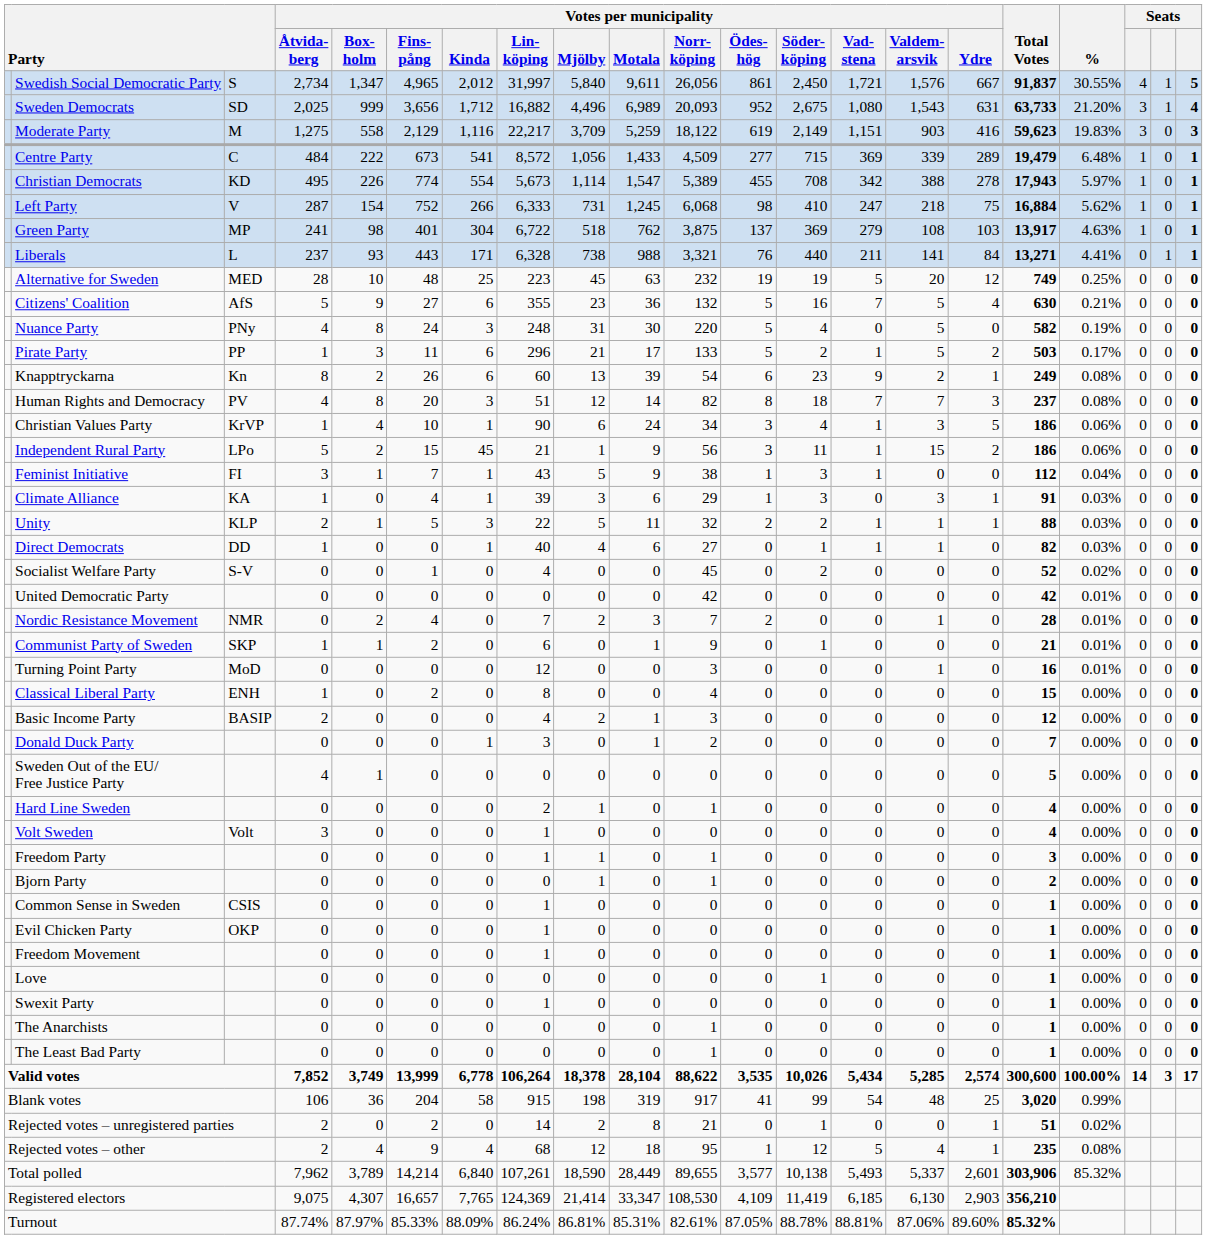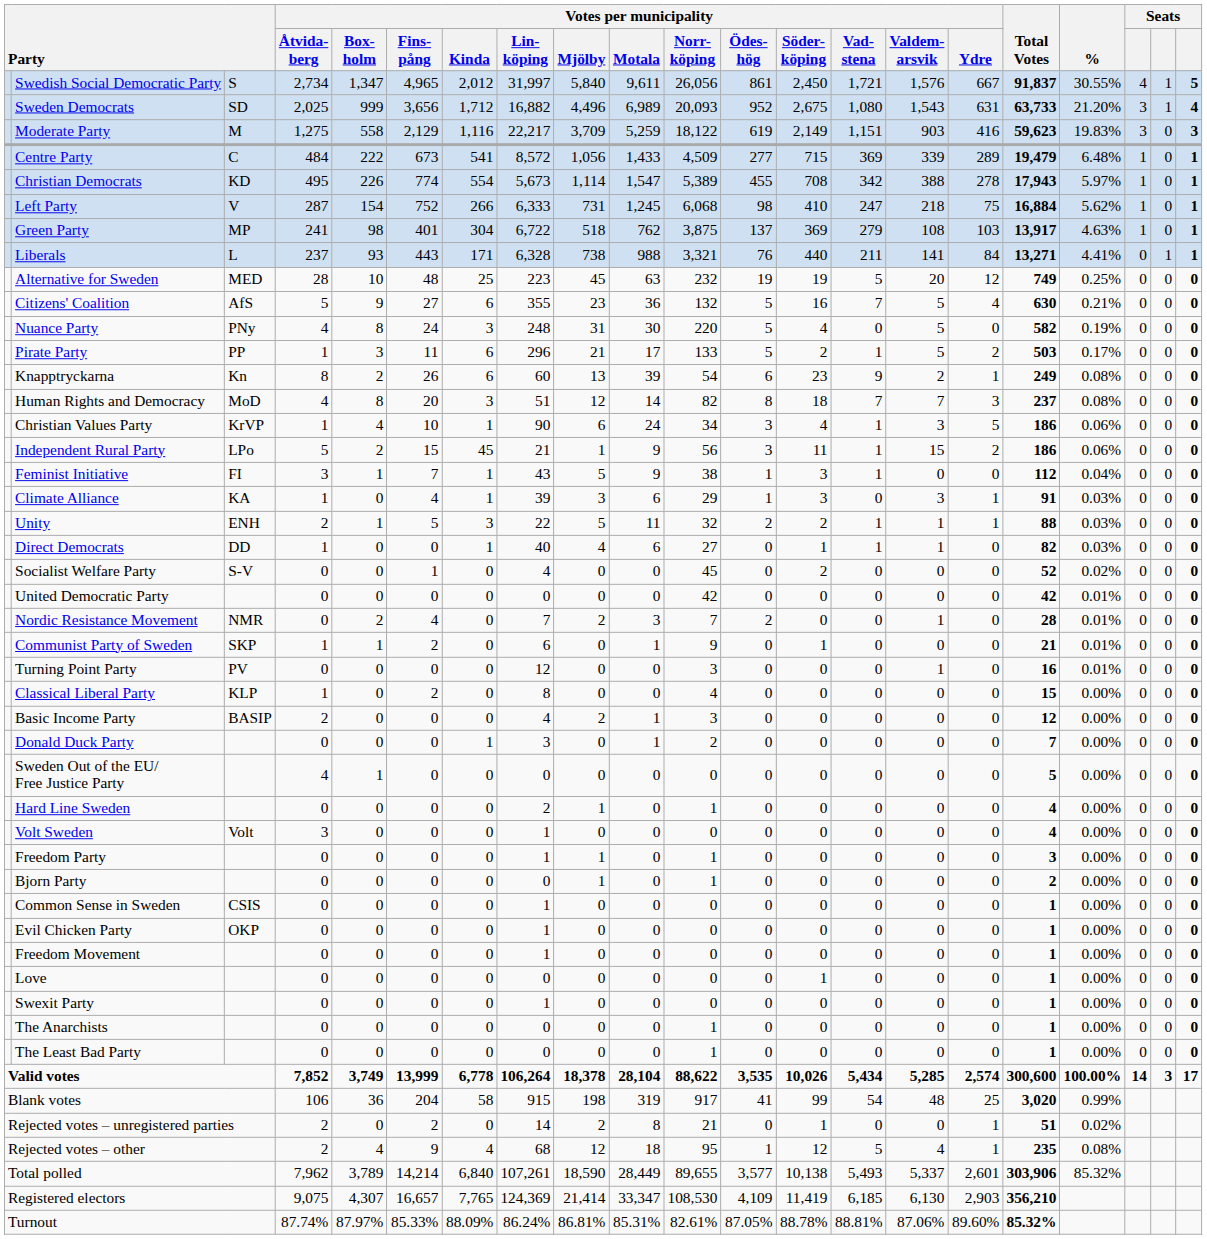(238, 401) PV -> (244, 401) MoD
(243, 523) KLP -> (244, 523) ENH
(244, 669) MoD -> (238, 669) PV
(244, 693) ENH -> (243, 693) KLP
